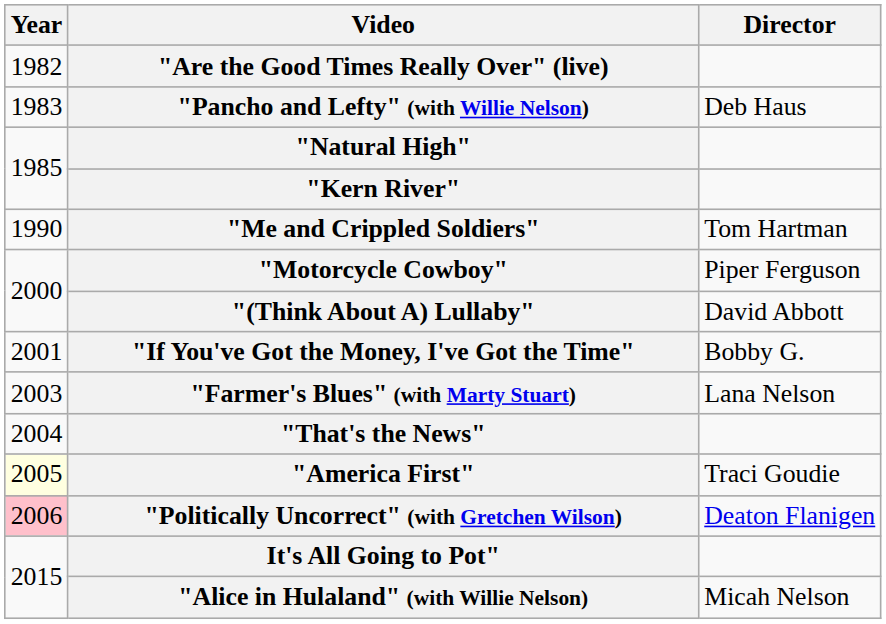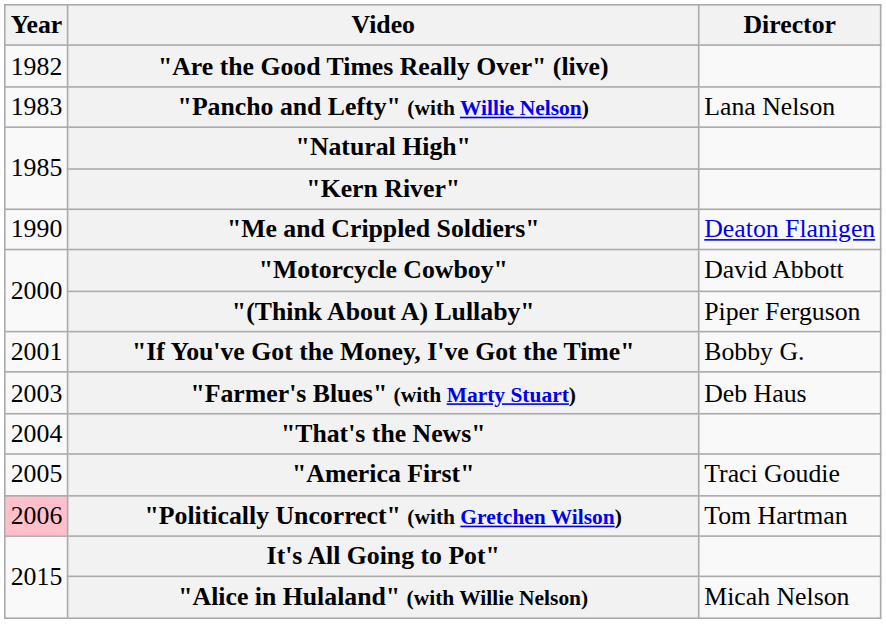(755, 106) Deb Haus -> (770, 106) Lana Nelson
(776, 229) Tom Hartman -> (790, 229) Deaton Flanigen
(782, 270) Piper Ferguson -> (774, 270) David Abbott
(774, 310) David Abbott -> (782, 310) Piper Ferguson
(770, 392) Lana Nelson -> (755, 392) Deb Haus
(37, 474) lightyellow background -> (37, 474) no background
(790, 515) Deaton Flanigen -> (776, 515) Tom Hartman
